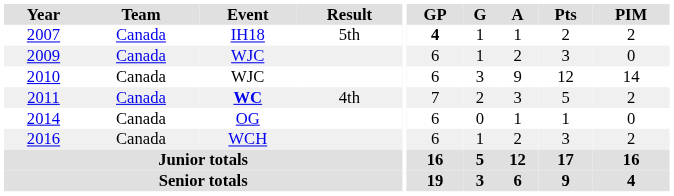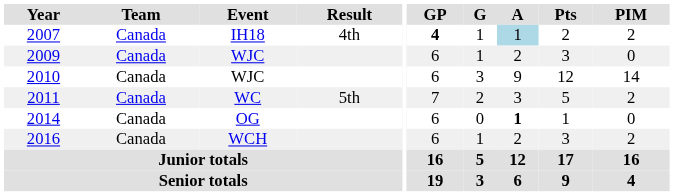(349, 35) 5th -> (349, 35) 4th
(518, 35) no background -> (518, 35) lightblue background
(248, 97) bold -> (248, 97) normal
(349, 97) 4th -> (349, 97) 5th
(518, 118) normal -> (518, 118) bold
